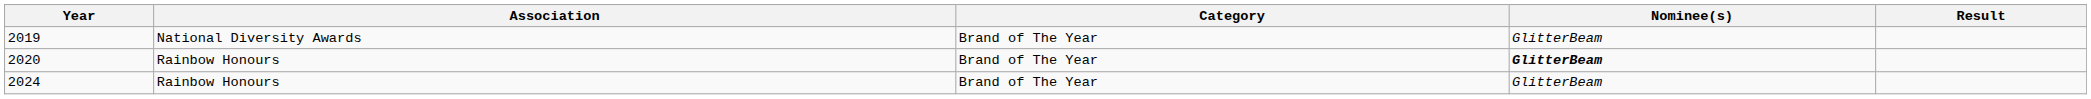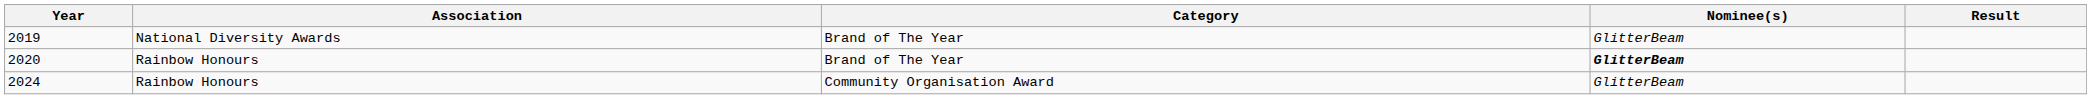(1028, 82) Brand of The Year -> (939, 82) Community Organisation Award
